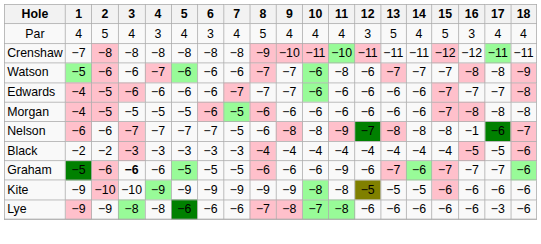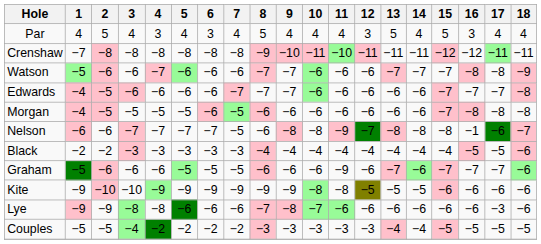(342, 72) −8 -> (342, 72) −6
(132, 170) bold -> (132, 170) normal
(342, 209) −8 -> (342, 209) −6
+ row: (30, 229)
